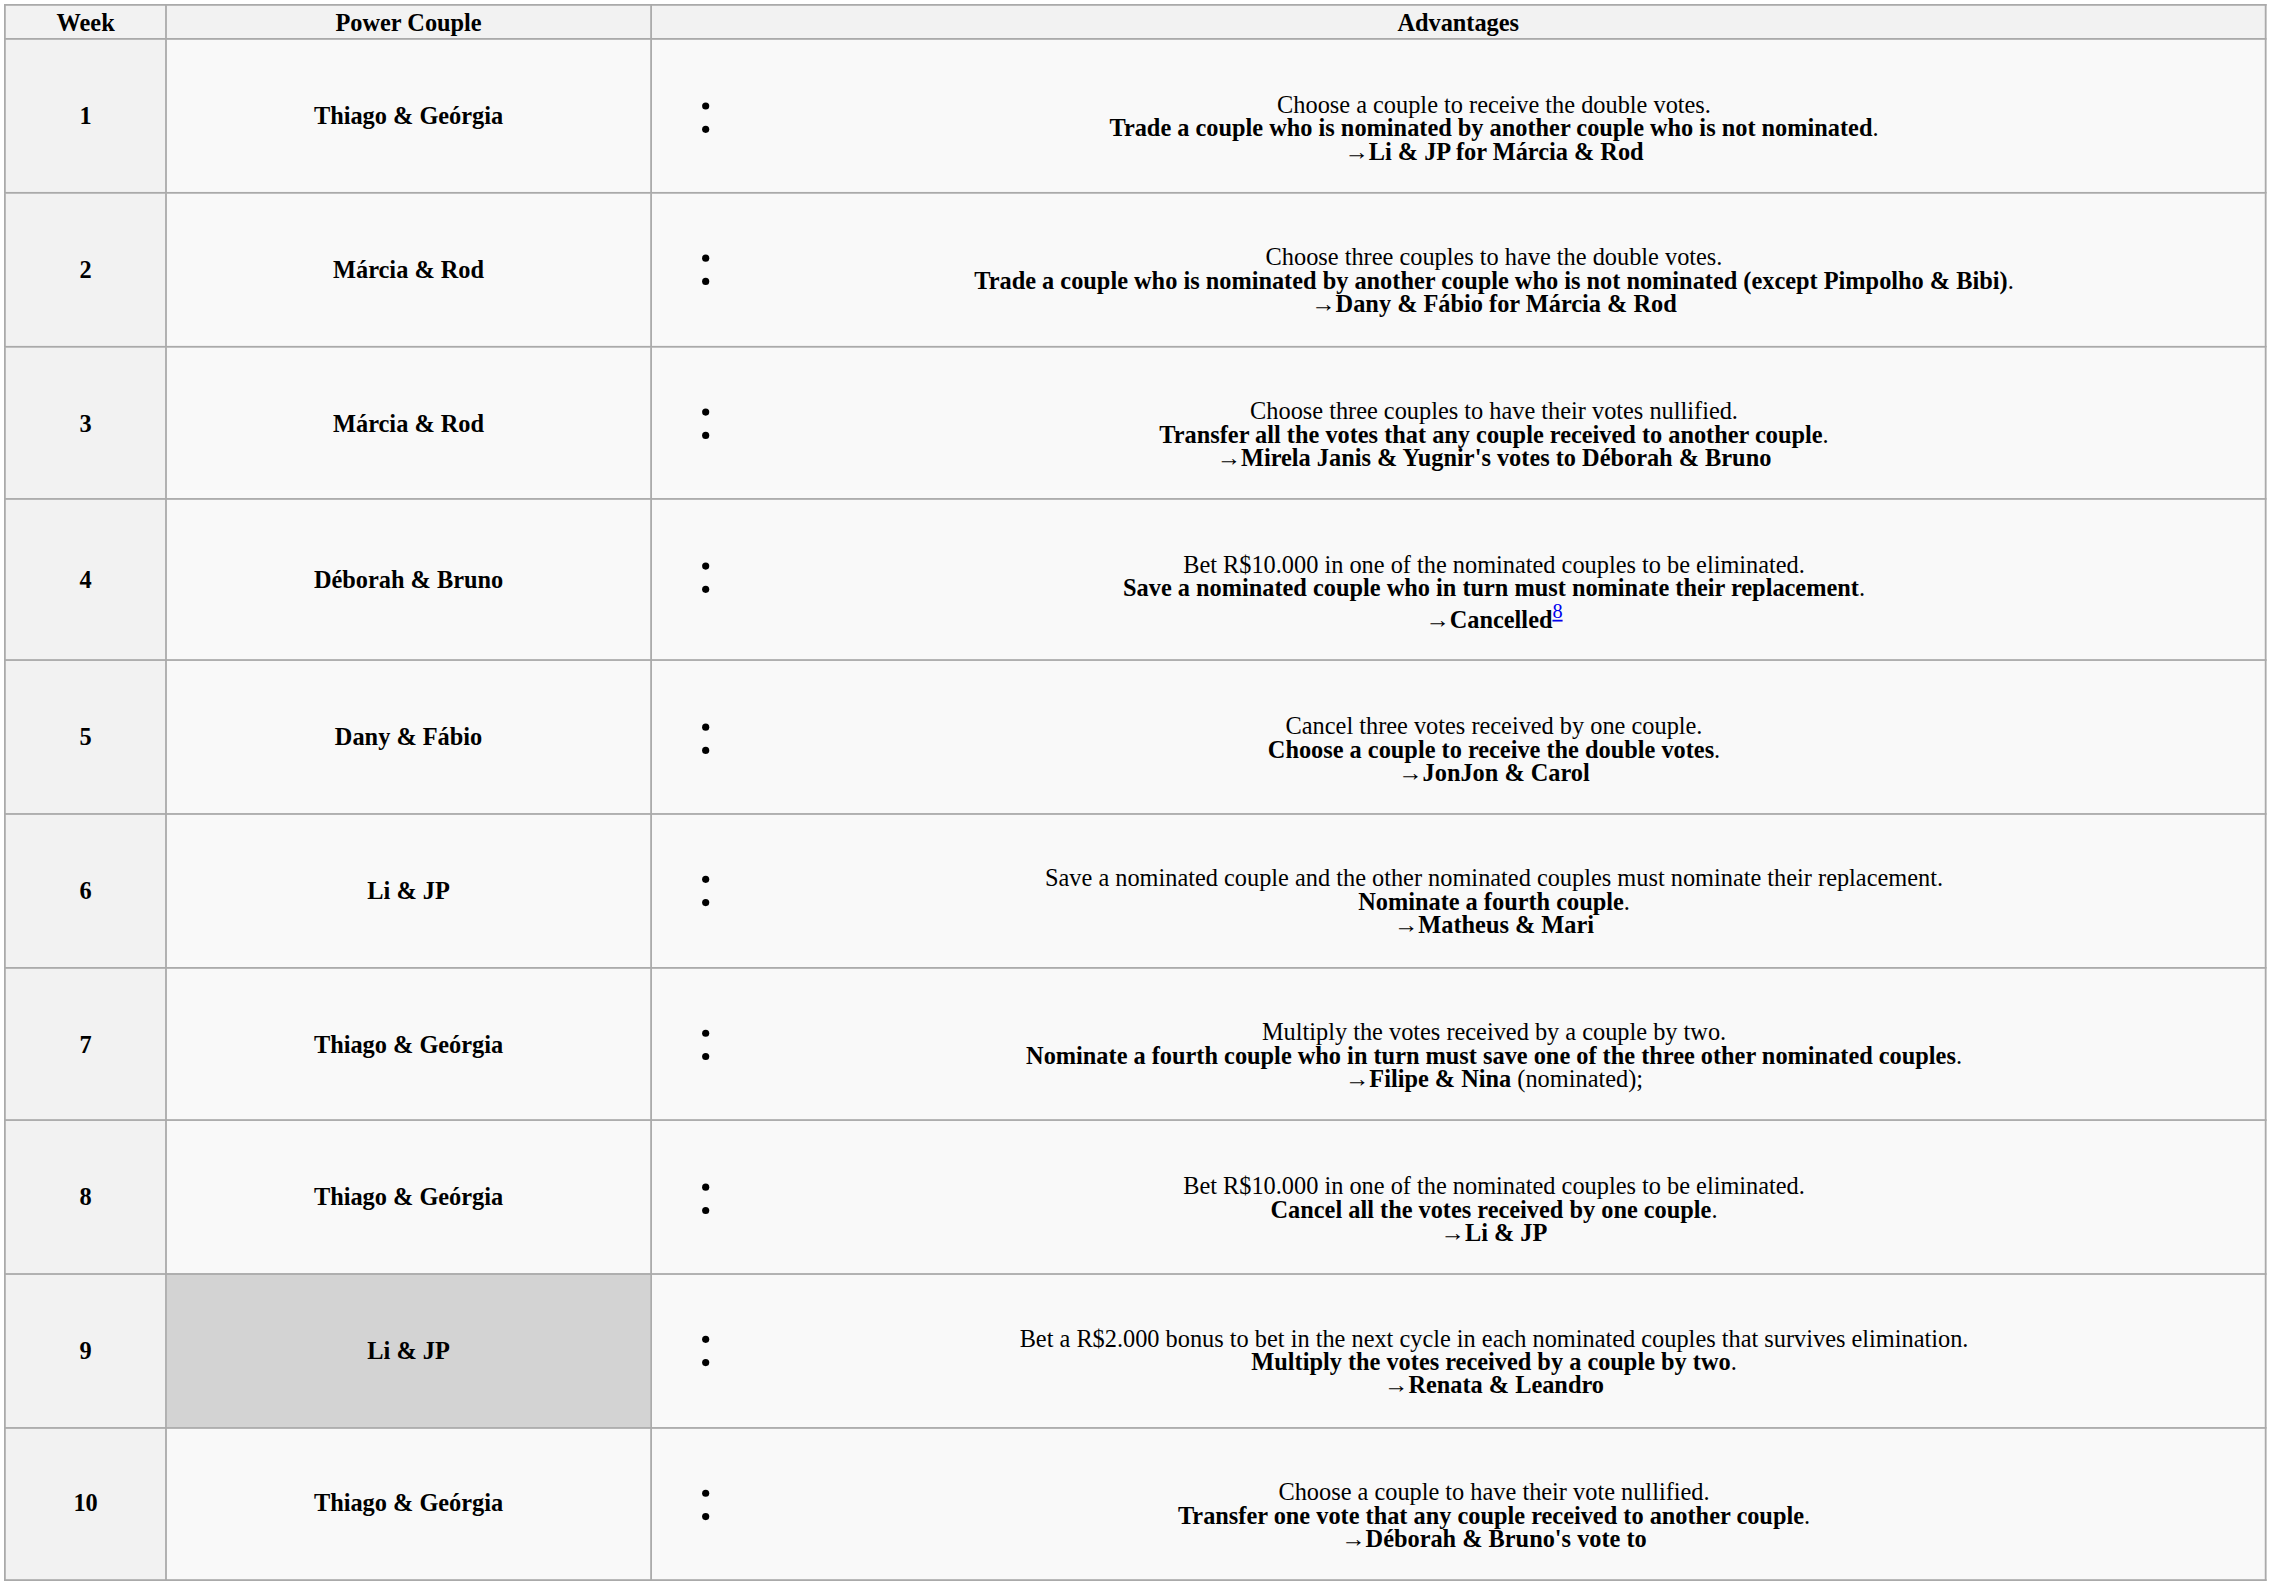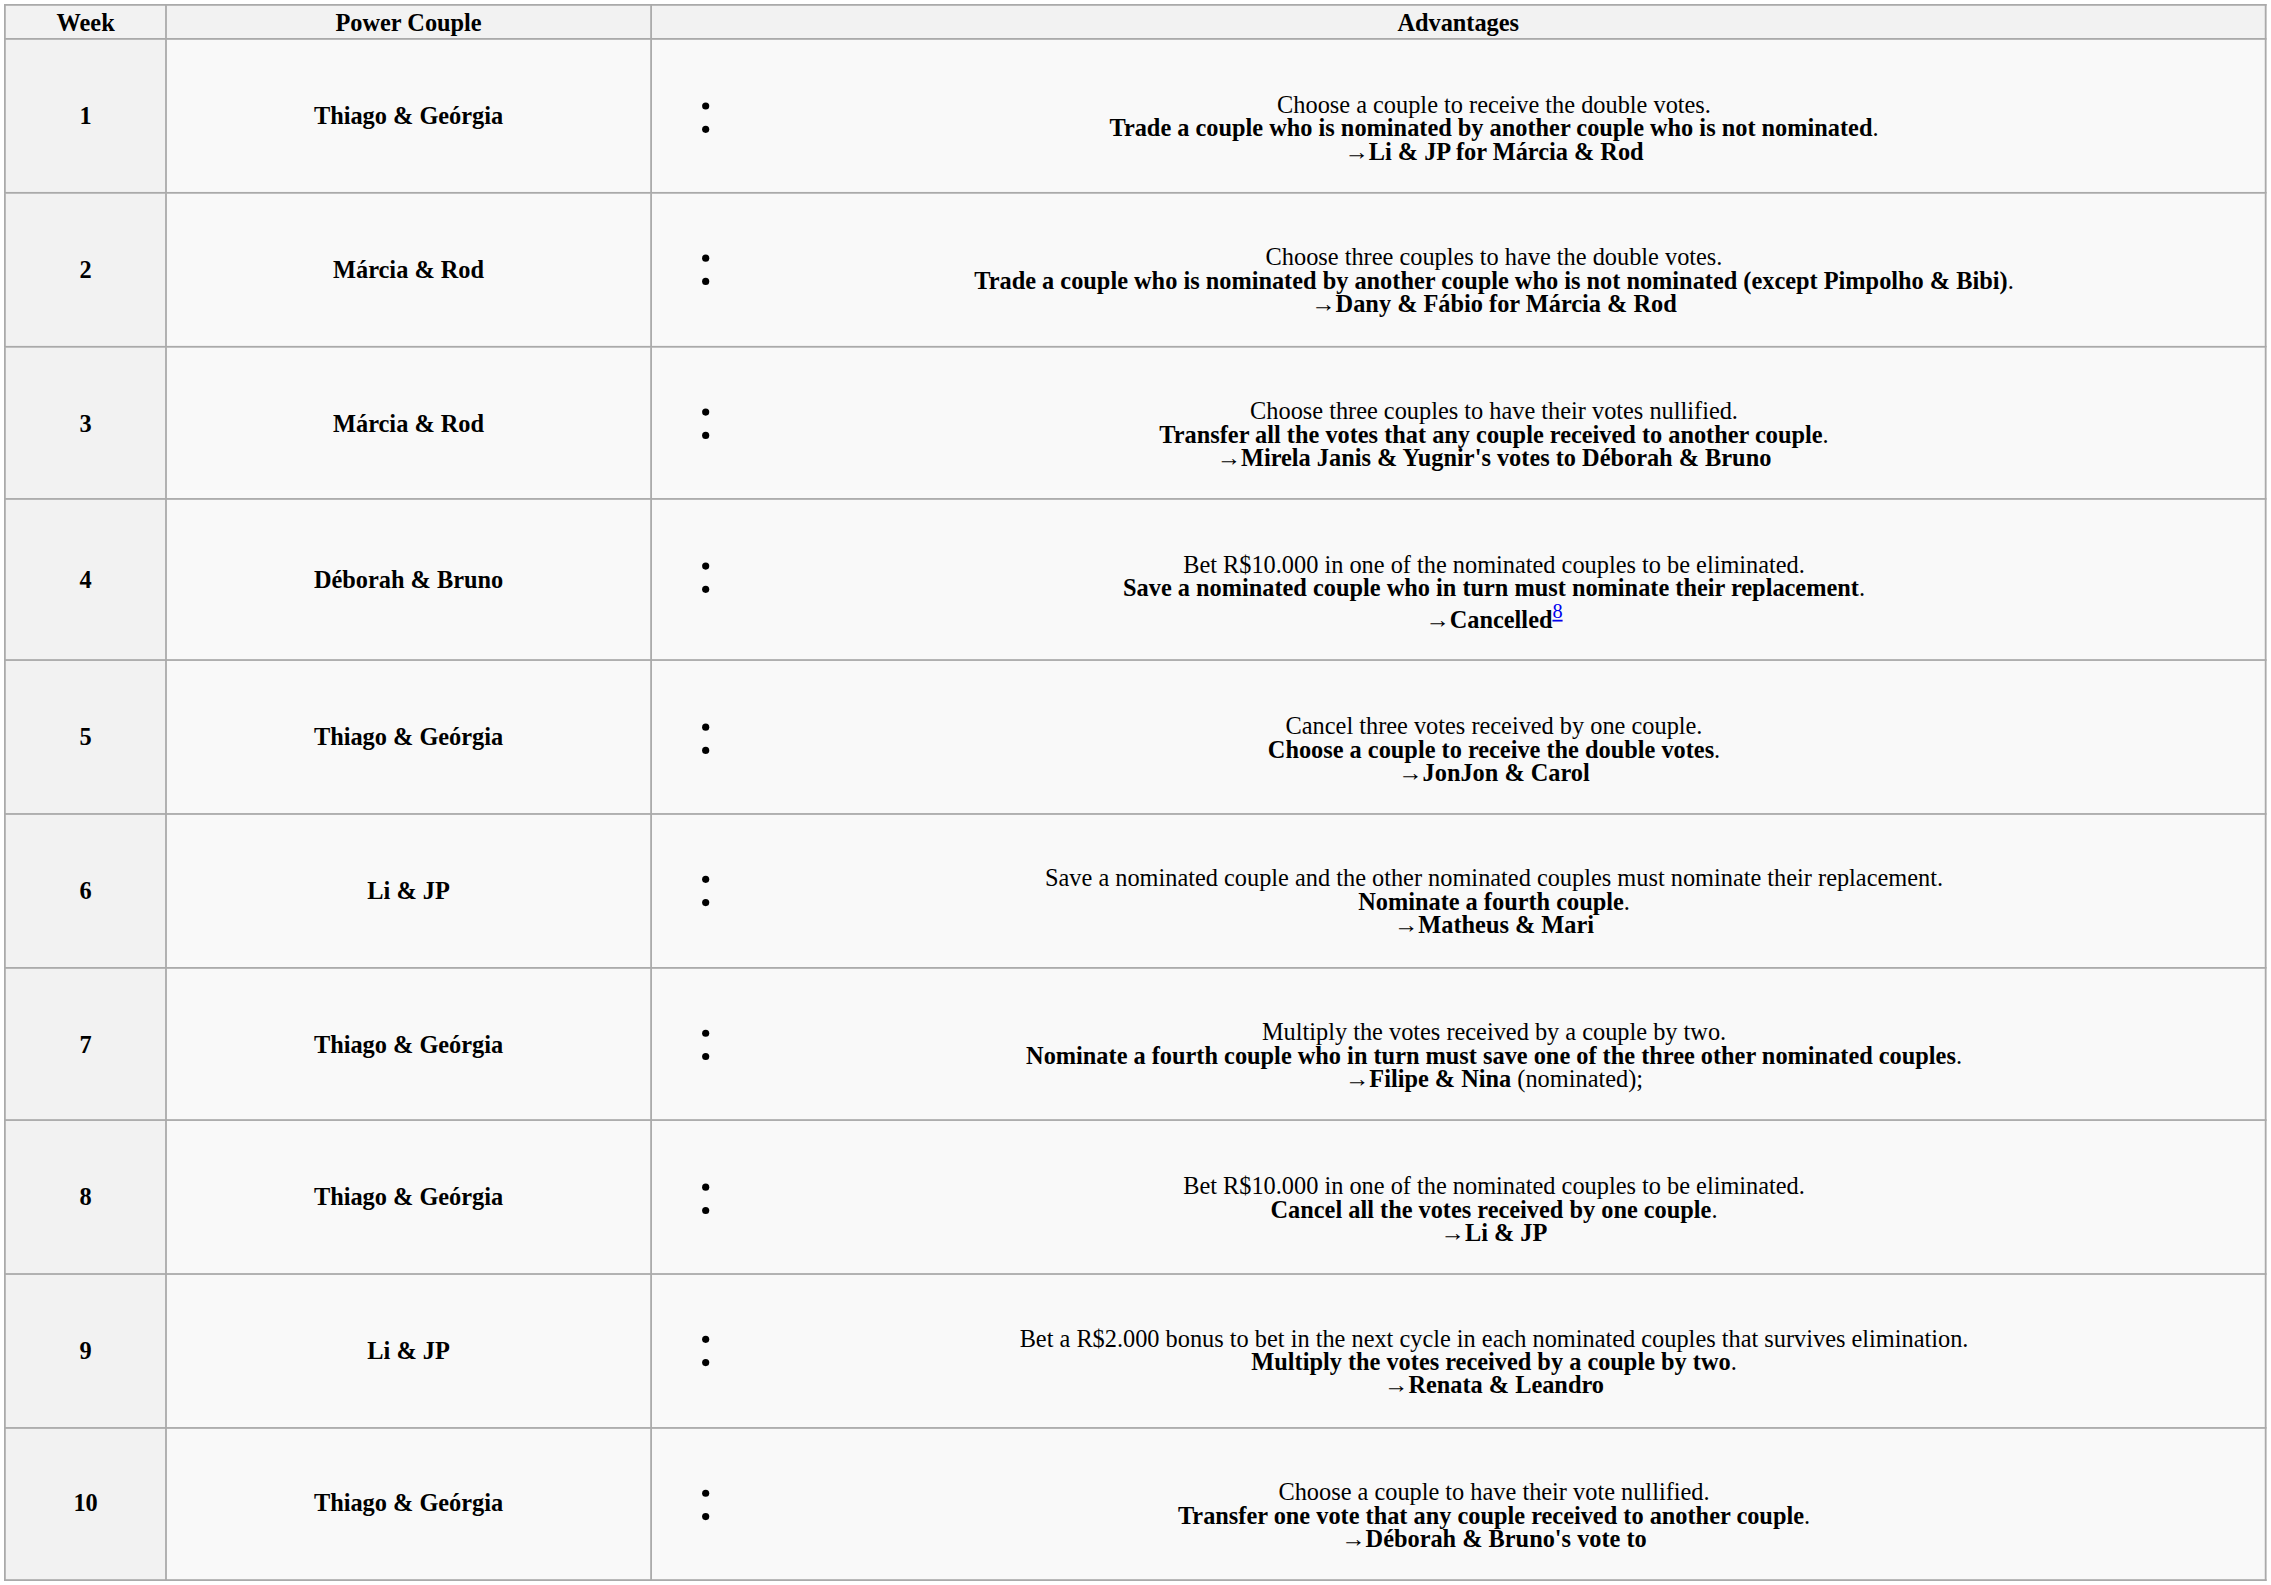(409, 737) Dany & Fábio -> (409, 737) Thiago & Geórgia
(409, 1350) lightgrey background -> (409, 1350) no background
